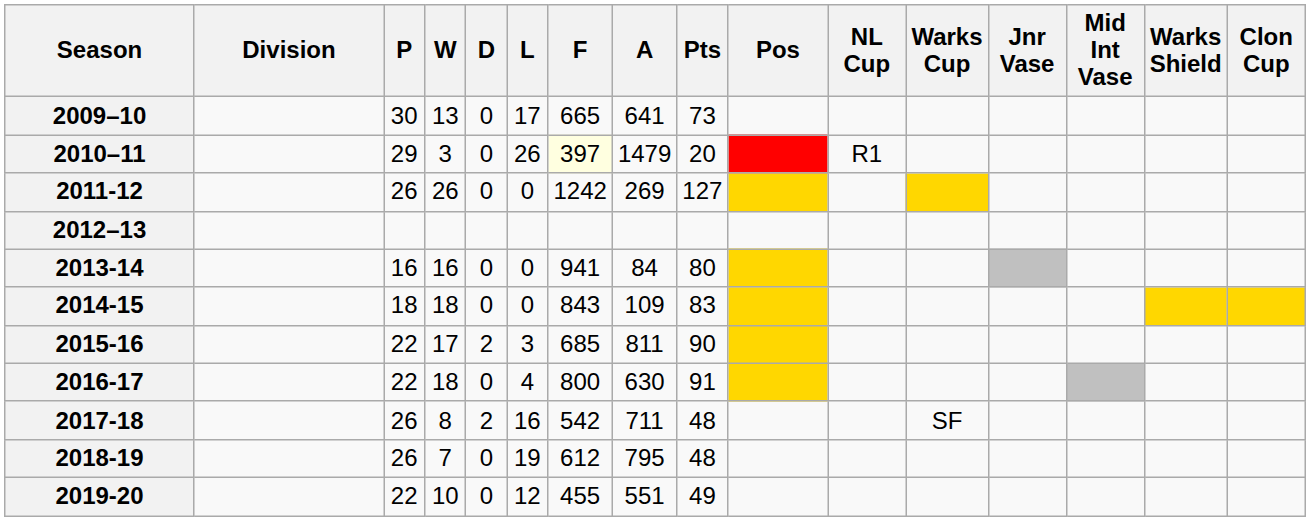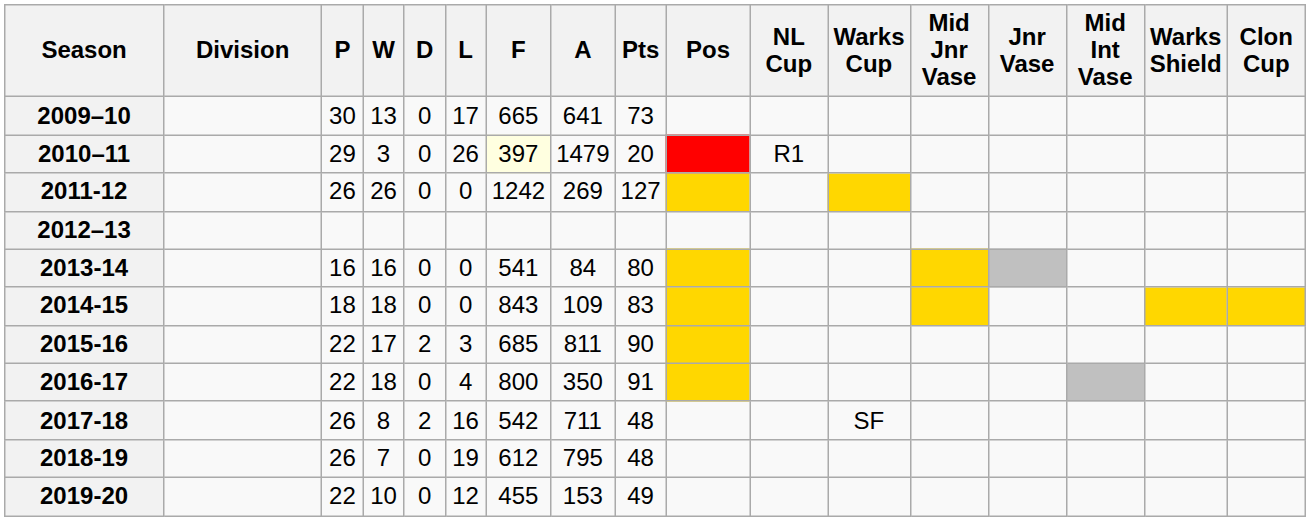+ column: (949, 50)
(580, 267) 941 -> (518, 267) 541
(645, 382) 630 -> (583, 382) 350
(645, 496) 551 -> (583, 496) 153
